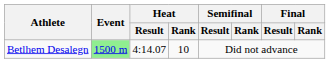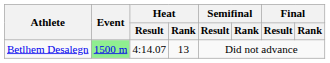(183, 49) 10 -> (183, 49) 13
